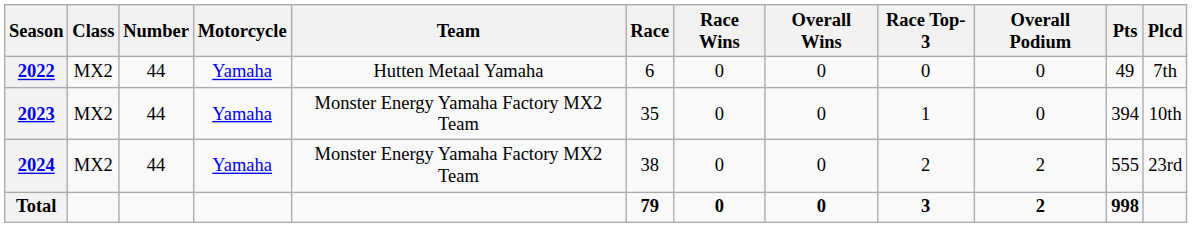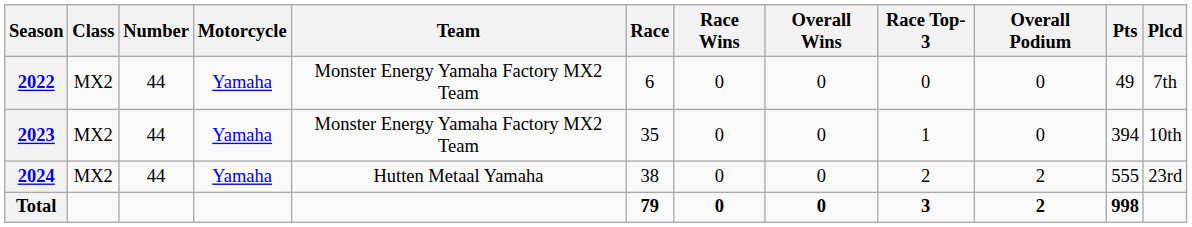(458, 71) Hutten Metaal Yamaha -> (458, 82) Monster Energy Yamaha Factory MX2 Team
(458, 165) Monster Energy Yamaha Factory MX2 Team -> (458, 176) Hutten Metaal Yamaha
